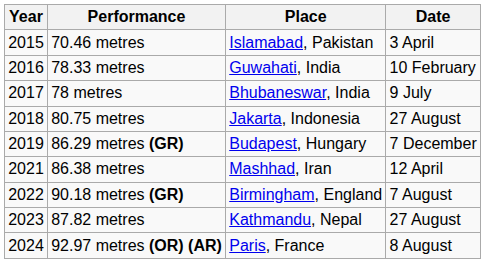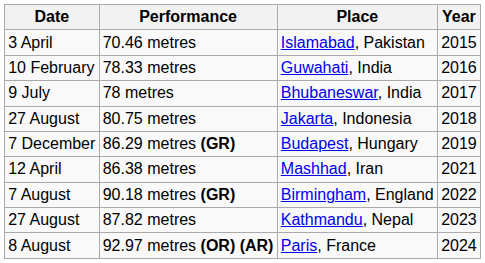columns swapped: (26, 17) <-> (433, 17)
